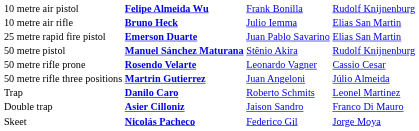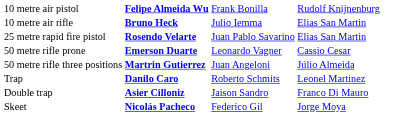(161, 37) Emerson Duarte -> (160, 37) Rosendo Velarte
- row: (35, 51)
(160, 65) Rosendo Velarte -> (161, 51) Emerson Duarte
